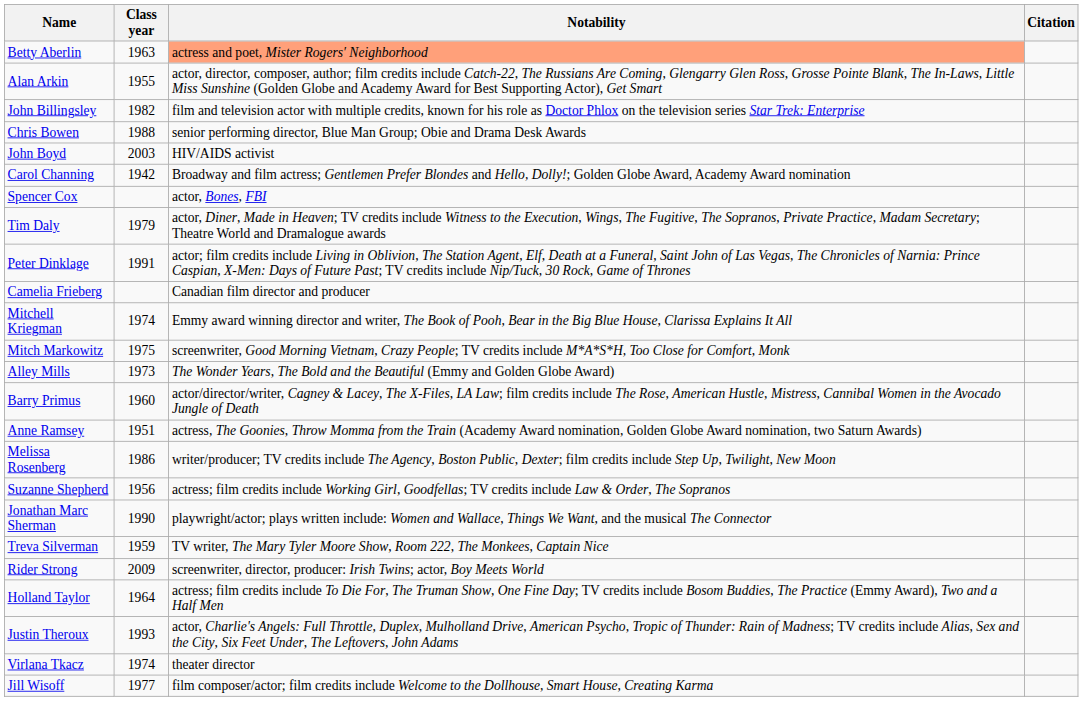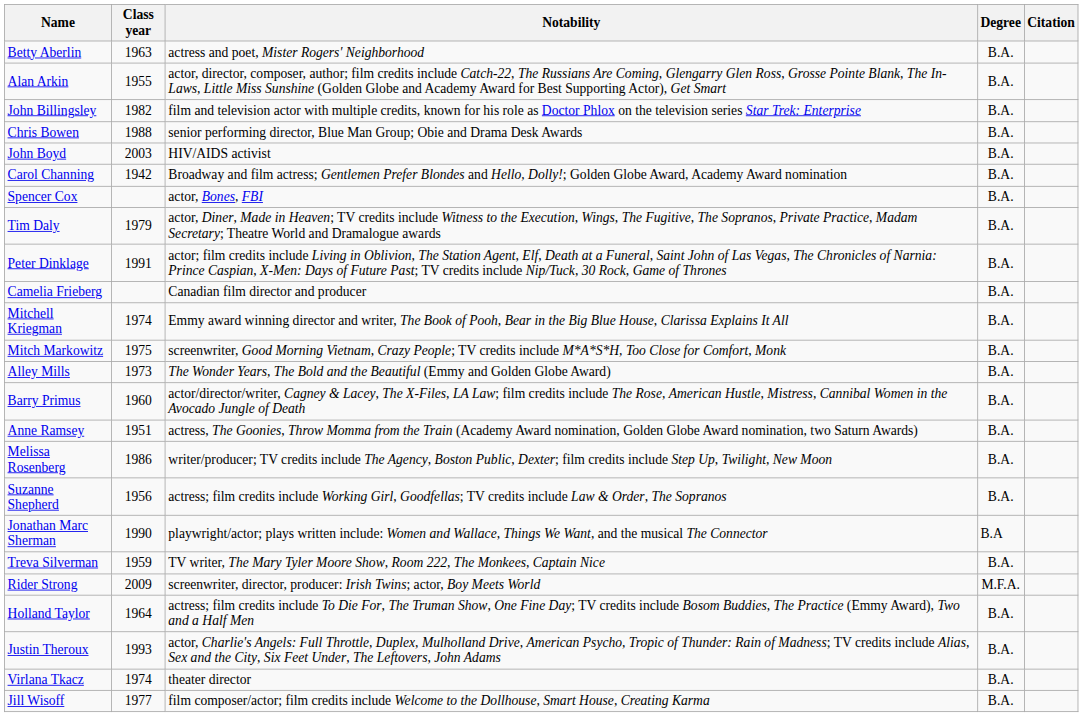+ column: (1001, 22)
(300, 52) lightsalmon background -> (296, 52) no background
